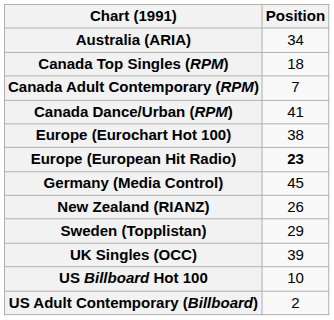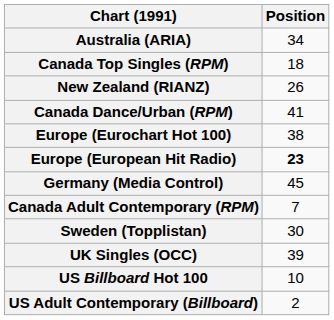rows swapped: (133, 87) <-> (133, 207)
(295, 231) 29 -> (295, 231) 30
